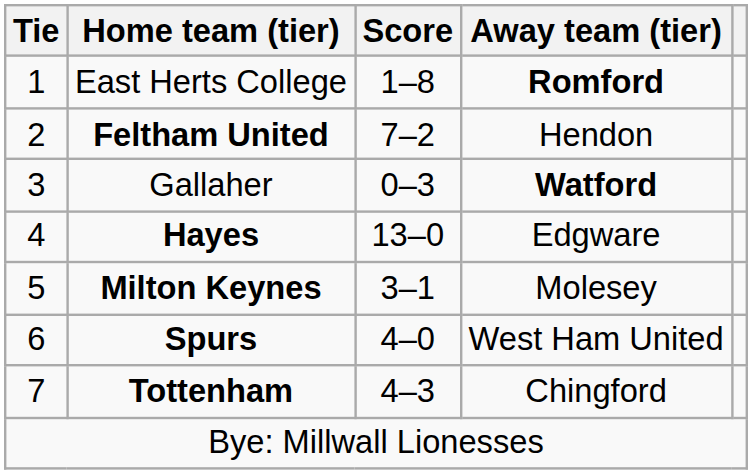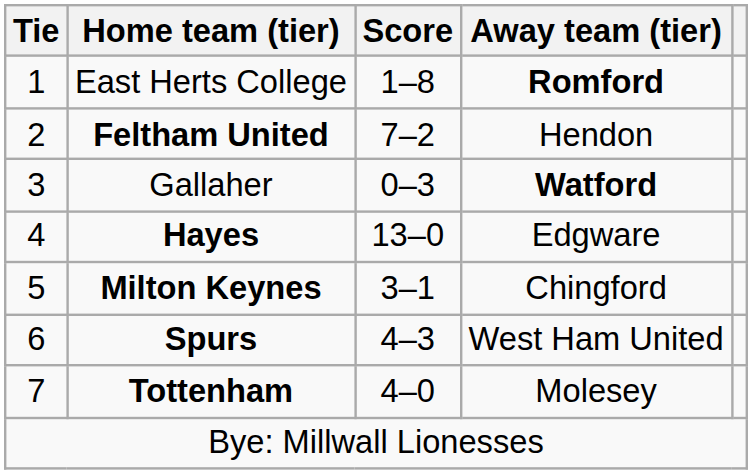(596, 288) Molesey -> (596, 288) Chingford
(408, 339) 4–0 -> (408, 339) 4–3
(408, 391) 4–3 -> (408, 391) 4–0
(596, 391) Chingford -> (596, 391) Molesey
